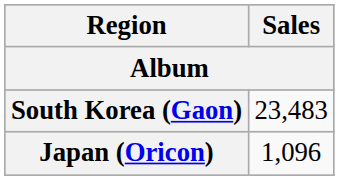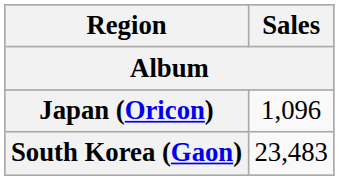rows swapped: (127, 110) <-> (127, 152)
